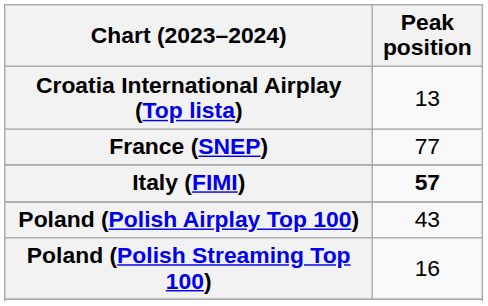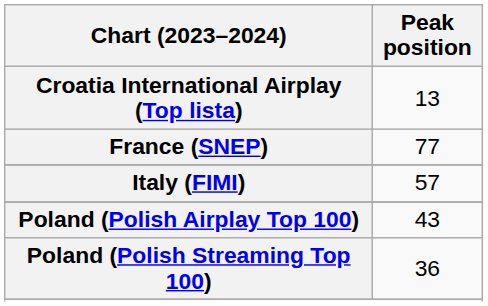(427, 182) bold -> (427, 182) normal
(427, 268) 16 -> (427, 268) 36
